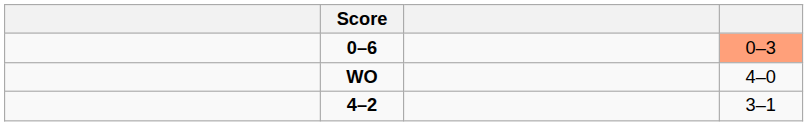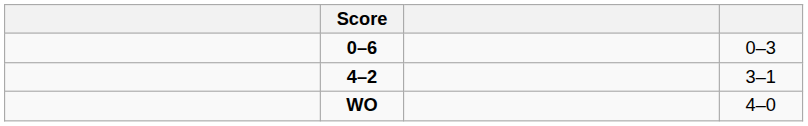(761, 47) lightsalmon background -> (761, 47) no background
rows swapped: (362, 76) <-> (362, 105)
